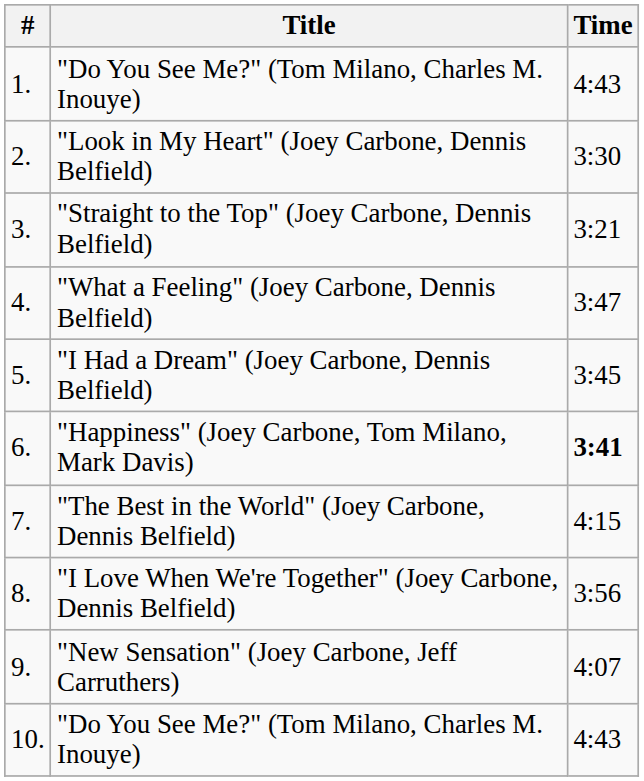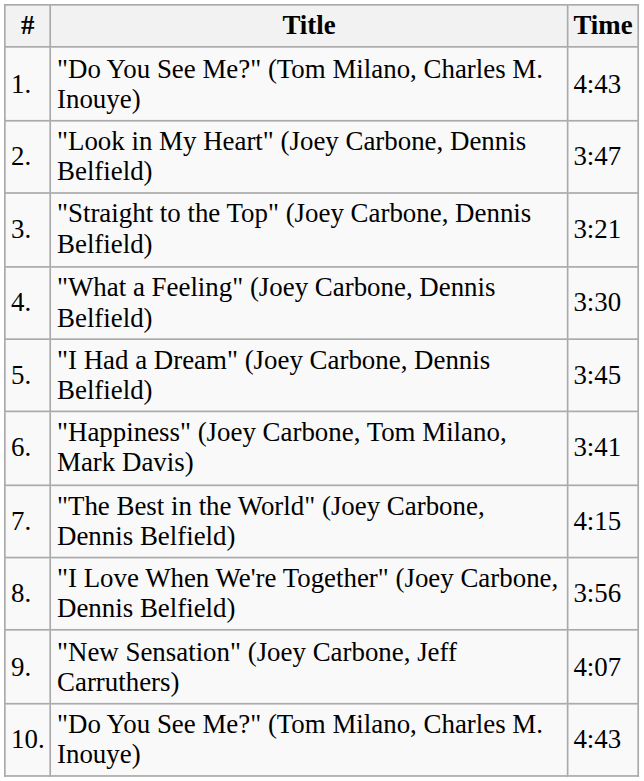(597, 156) 3:30 -> (597, 156) 3:47
(597, 302) 3:47 -> (597, 302) 3:30
(598, 447) bold -> (597, 447) normal
